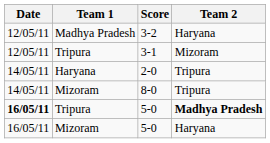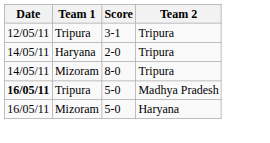- row: (95, 33)
(197, 52) Mizoram -> (156, 33) Tripura
(219, 109) bold -> (179, 90) normal
